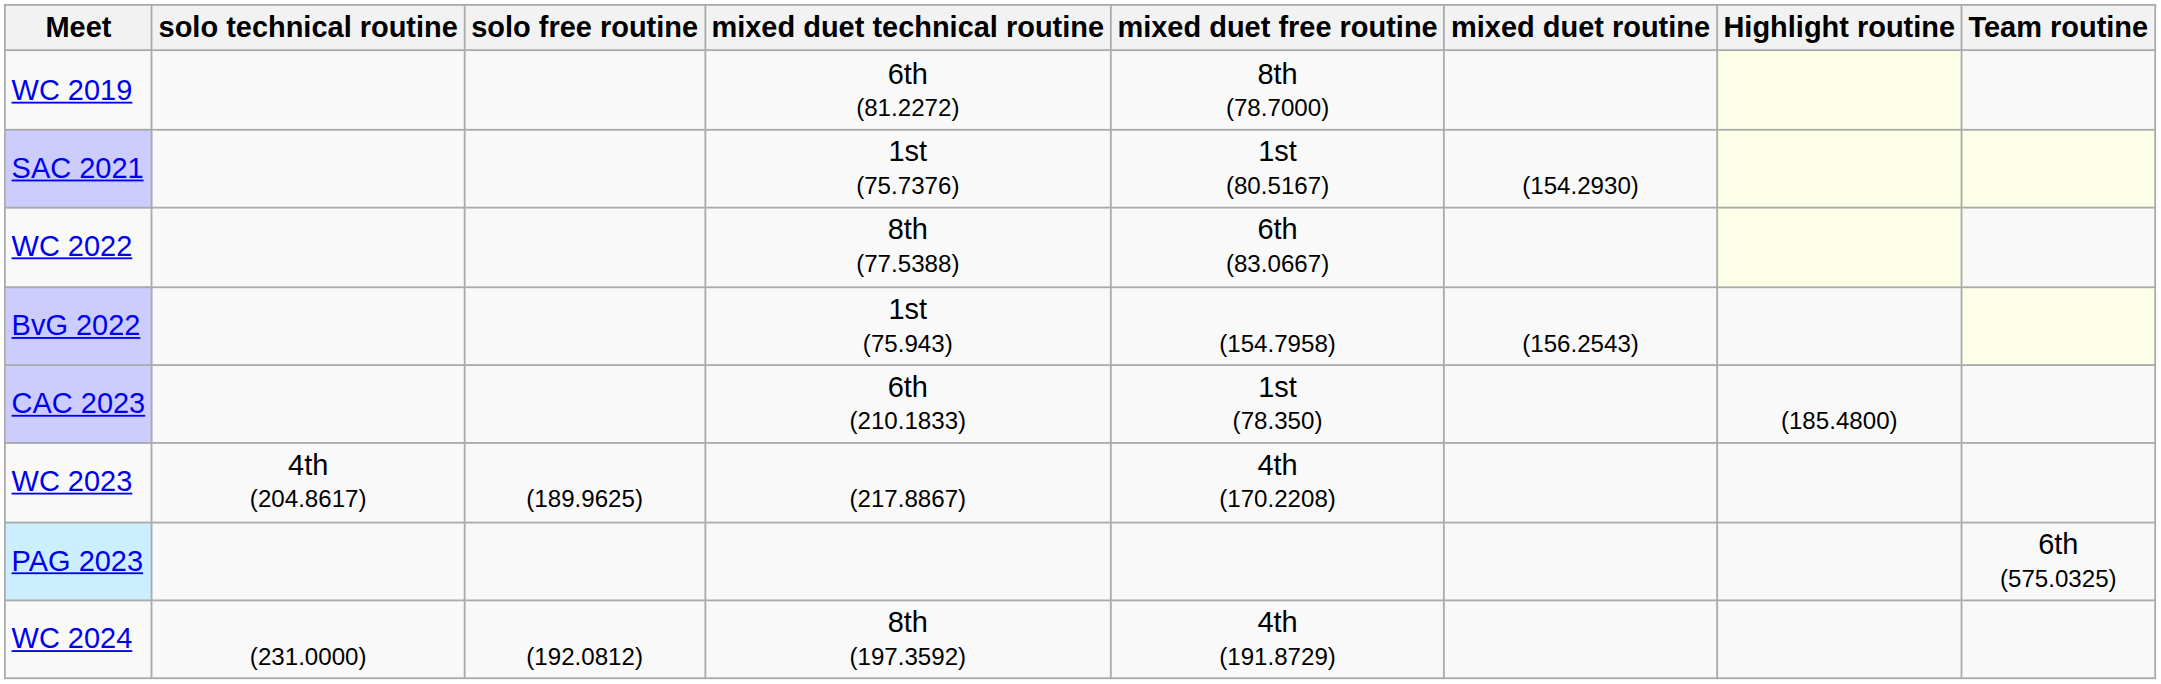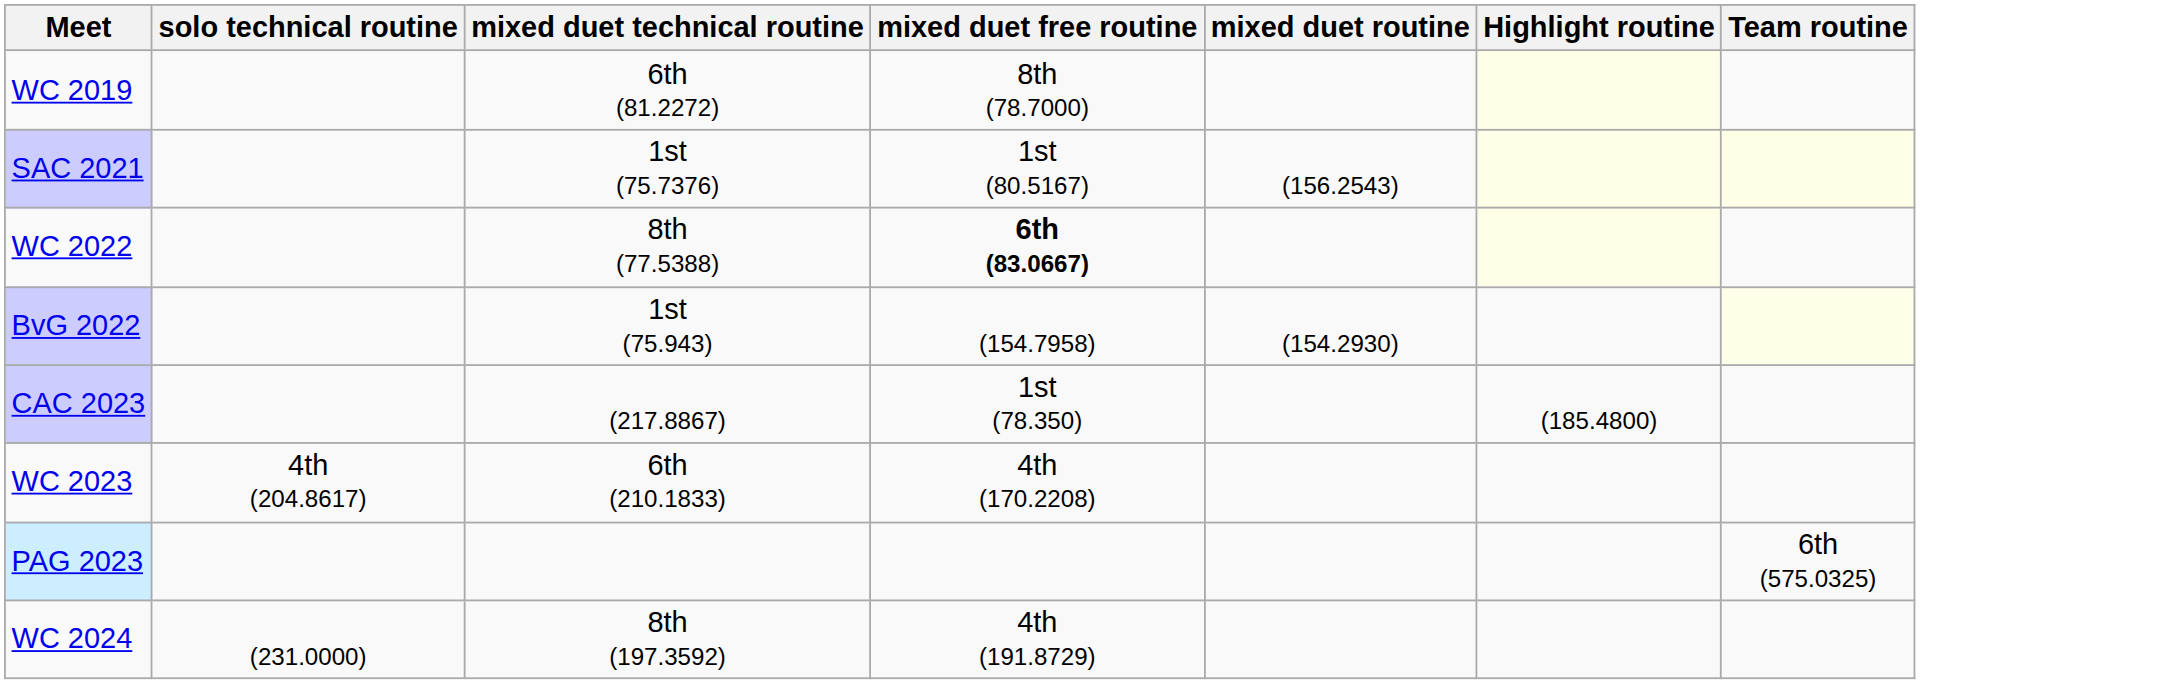- column: (585, 27)
(1581, 186) (154.2930) -> (1340, 186) (156.2543)
(1278, 246) normal -> (1037, 246) bold
(1581, 343) (156.2543) -> (1340, 343) (154.2930)
(908, 403) 6th (210.1833) -> (668, 421) (217.8867)
(908, 500) (217.8867) -> (668, 482) 6th (210.1833)
